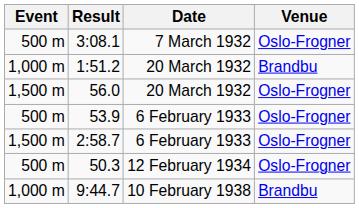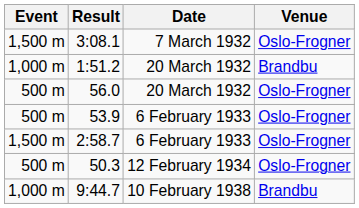(43, 41) 500 m -> (36, 41) 1,500 m
(36, 91) 1,500 m -> (43, 91) 500 m
